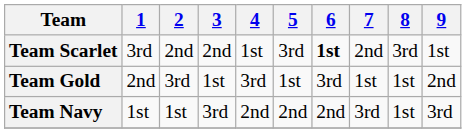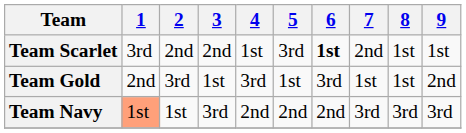(405, 50) 3rd -> (403, 50) 1st
(138, 111) no background -> (138, 111) lightsalmon background
(403, 111) 1st -> (405, 111) 3rd
